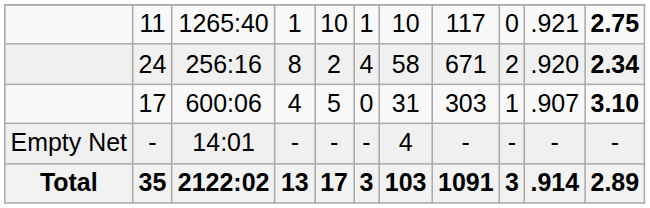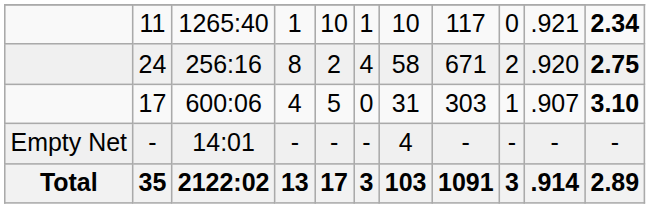(615, 24) 2.75 -> (615, 24) 2.34
(615, 63) 2.34 -> (615, 63) 2.75
